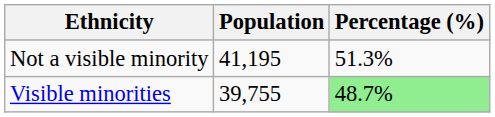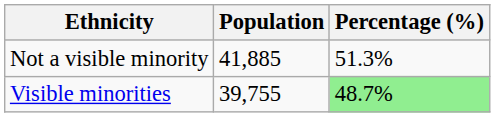(250, 58) 41,195 -> (250, 58) 41,885
